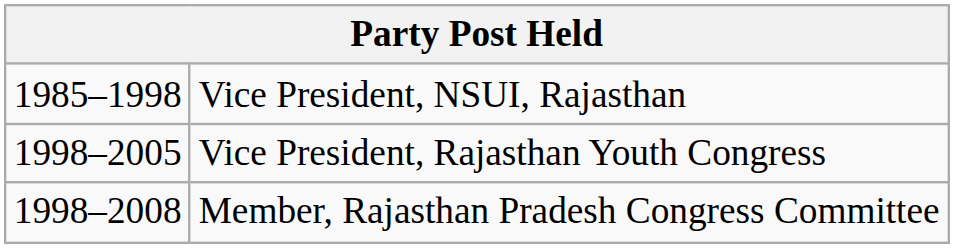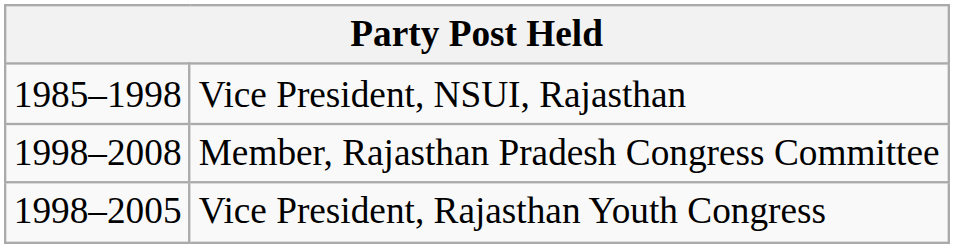rows swapped: (569, 211) <-> (512, 152)
